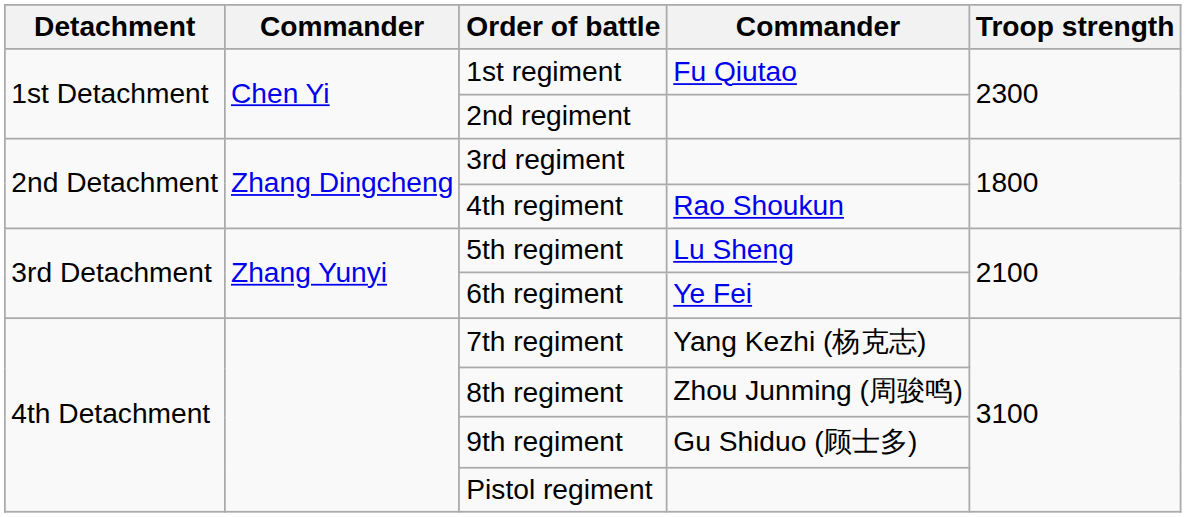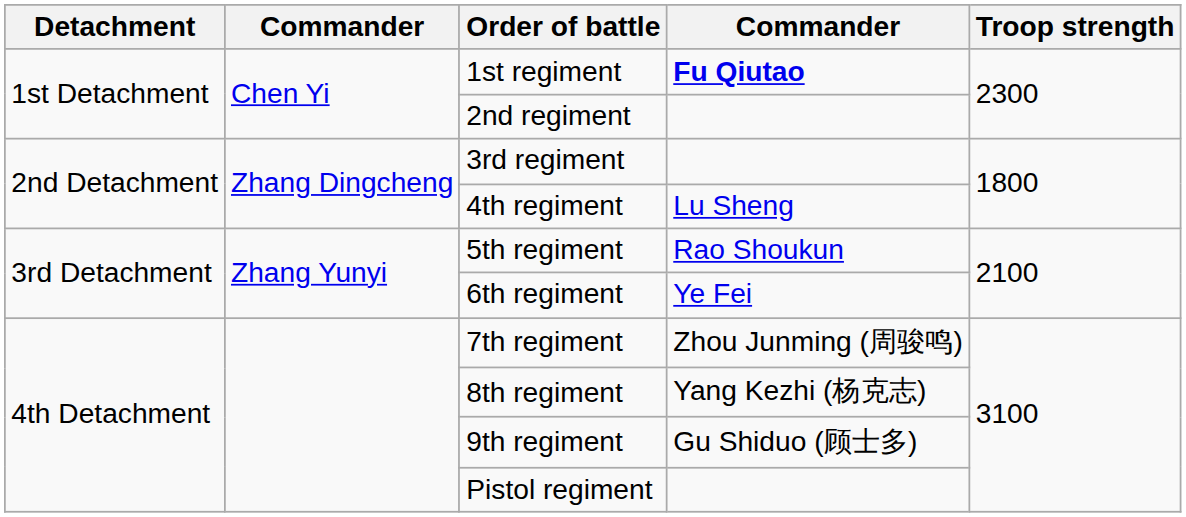(735, 71) normal -> (739, 71) bold
(759, 205) Rao Shoukun -> (734, 205) Lu Sheng
(734, 250) Lu Sheng -> (759, 250) Rao Shoukun
(800, 341) Yang Kezhi (杨克志) -> (818, 341) Zhou Junming (周骏鸣)
(818, 391) Zhou Junming (周骏鸣) -> (800, 391) Yang Kezhi (杨克志)
